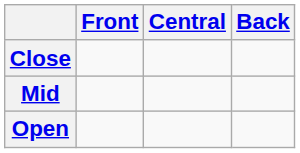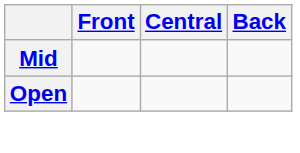- row: (40, 57)
